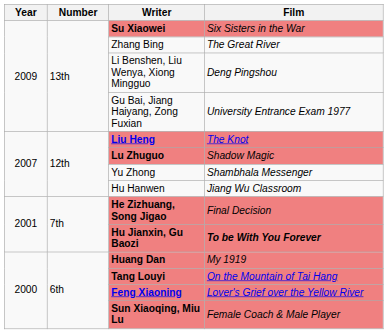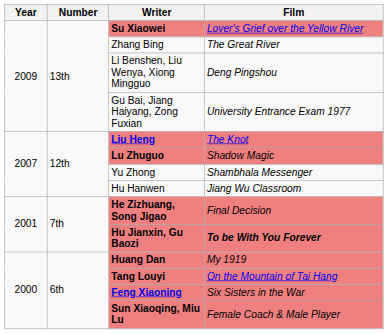(256, 28) Six Sisters in the War -> (285, 28) Lover's Grief over the Yellow River
(285, 292) Lover's Grief over the Yellow River -> (256, 292) Six Sisters in the War
